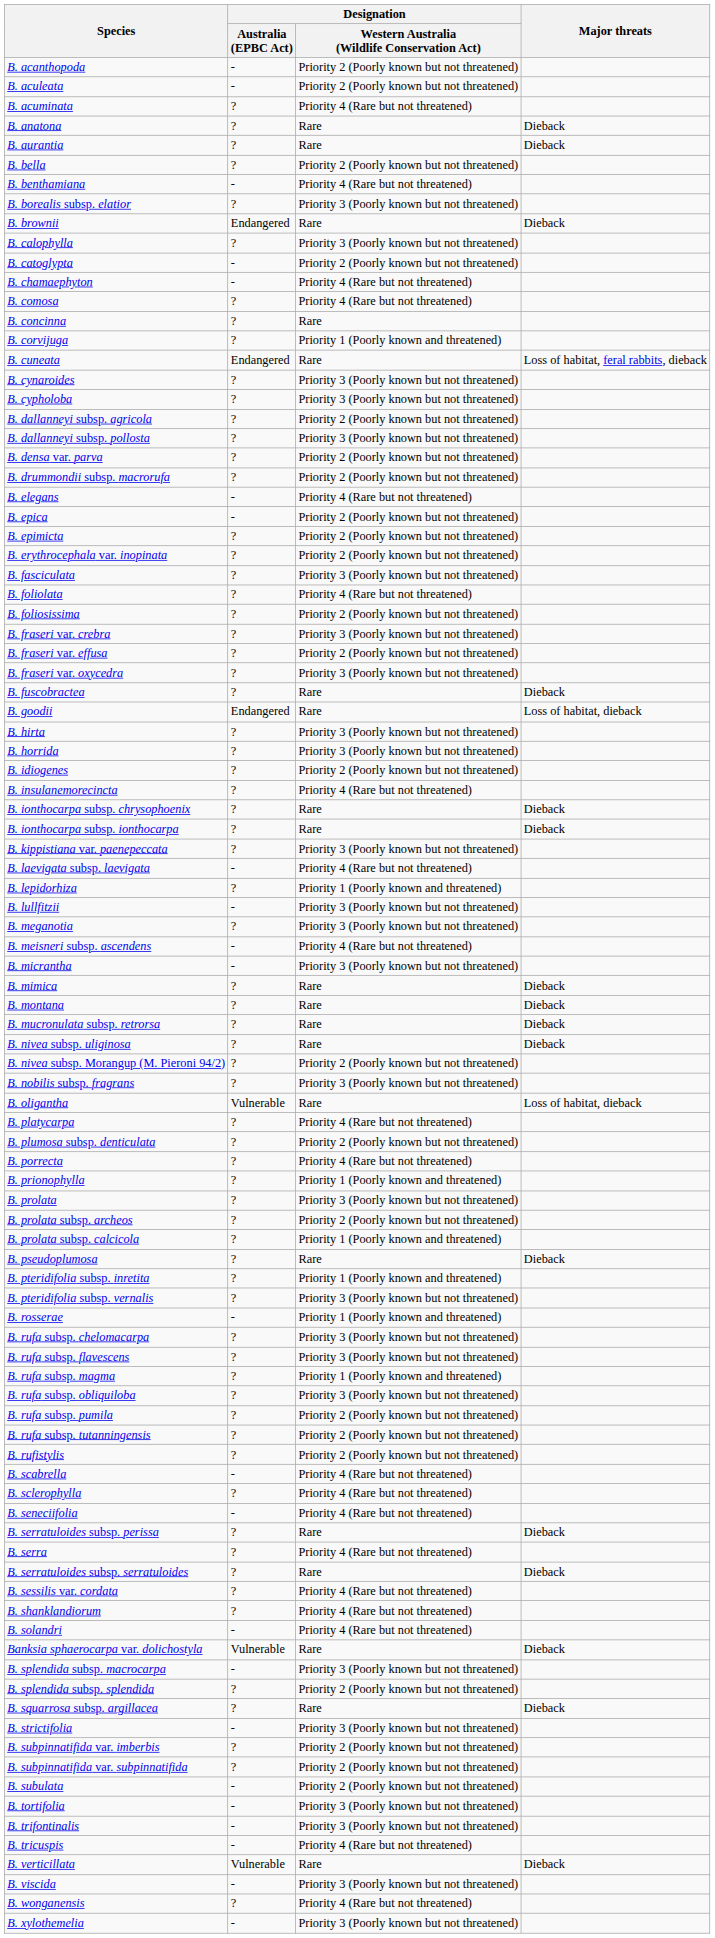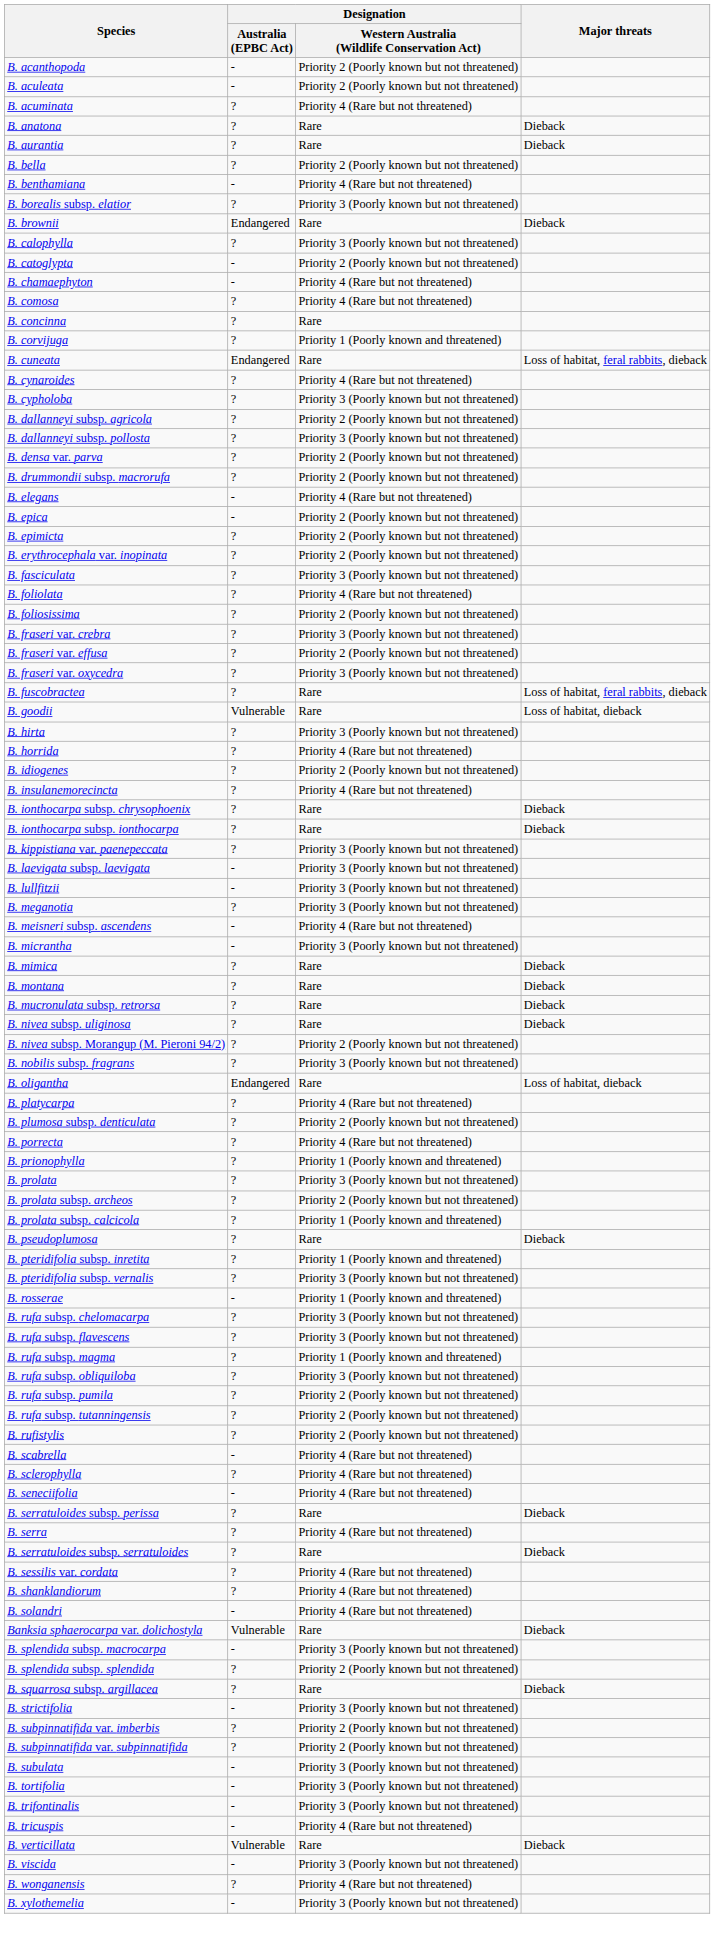(408, 379) Priority 3 (Poorly known but not threatened) -> (385, 379) Priority 4 (Rare but not threatened)
(544, 692) Dieback -> (615, 692) Loss of habitat, feral rabbits, dieback
(260, 711) Endangered -> (258, 711) Vulnerable
(408, 751) Priority 3 (Poorly known but not threatened) -> (385, 751) Priority 4 (Rare but not threatened)
(385, 868) Priority 4 (Rare but not threatened) -> (408, 868) Priority 3 (Poorly known but not threatened)
- row: (42, 887)
(258, 1102) Vulnerable -> (260, 1083) Endangered
(408, 1786) Priority 2 (Poorly known but not threatened) -> (408, 1767) Priority 3 (Poorly known but not threatened)
